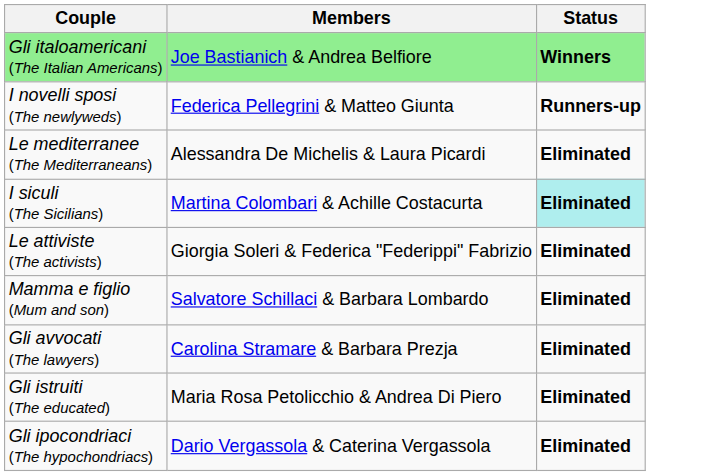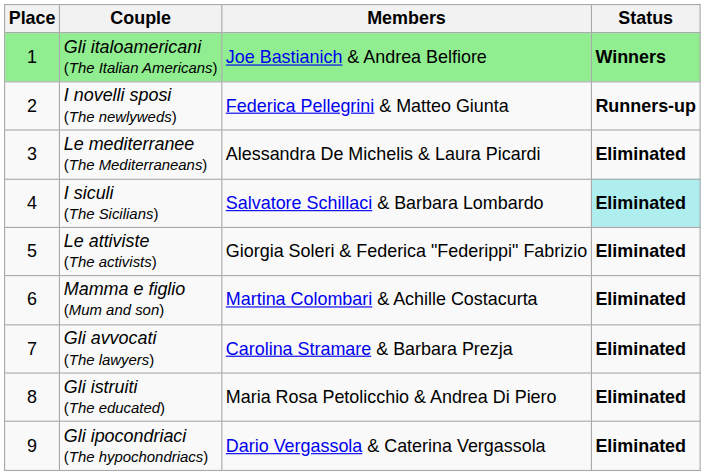+ column: (32, 18)
(327, 202) Martina Colombari & Achille Costacurta -> (385, 202) Salvatore Schillaci & Barbara Lombardo
(330, 300) Salvatore Schillaci & Barbara Lombardo -> (382, 300) Martina Colombari & Achille Costacurta
